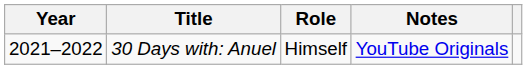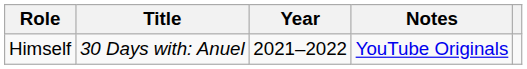columns swapped: (56, 19) <-> (316, 19)
